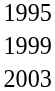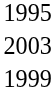rows swapped: (28, 46) <-> (28, 79)
